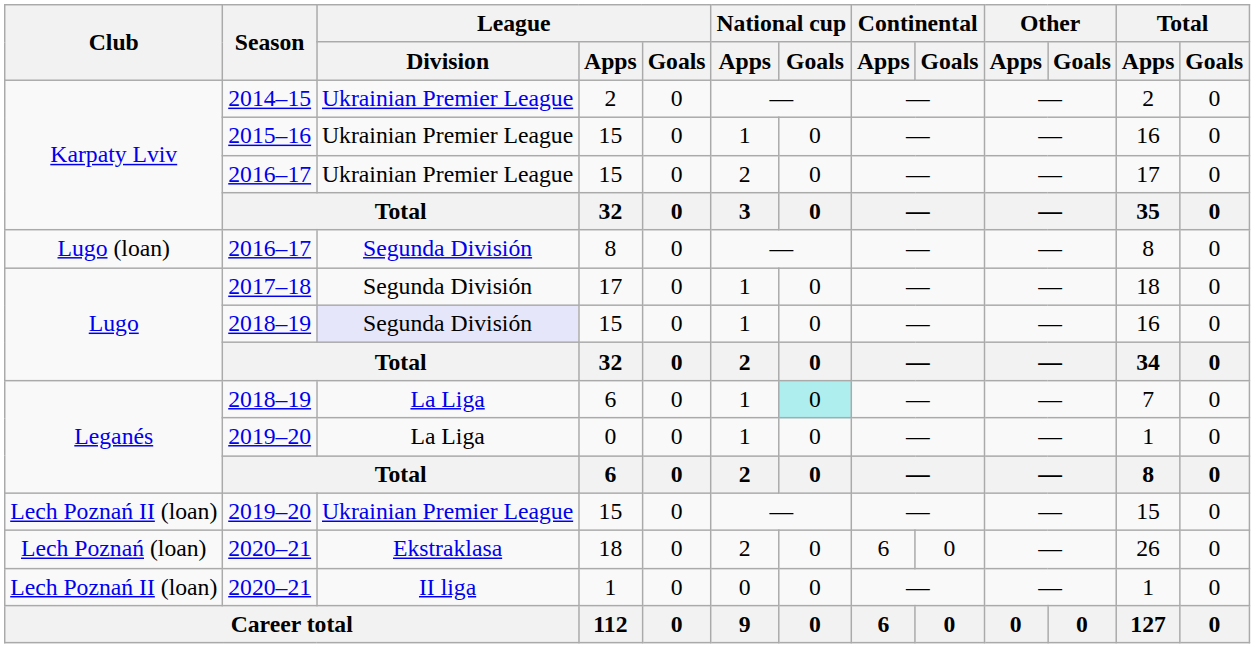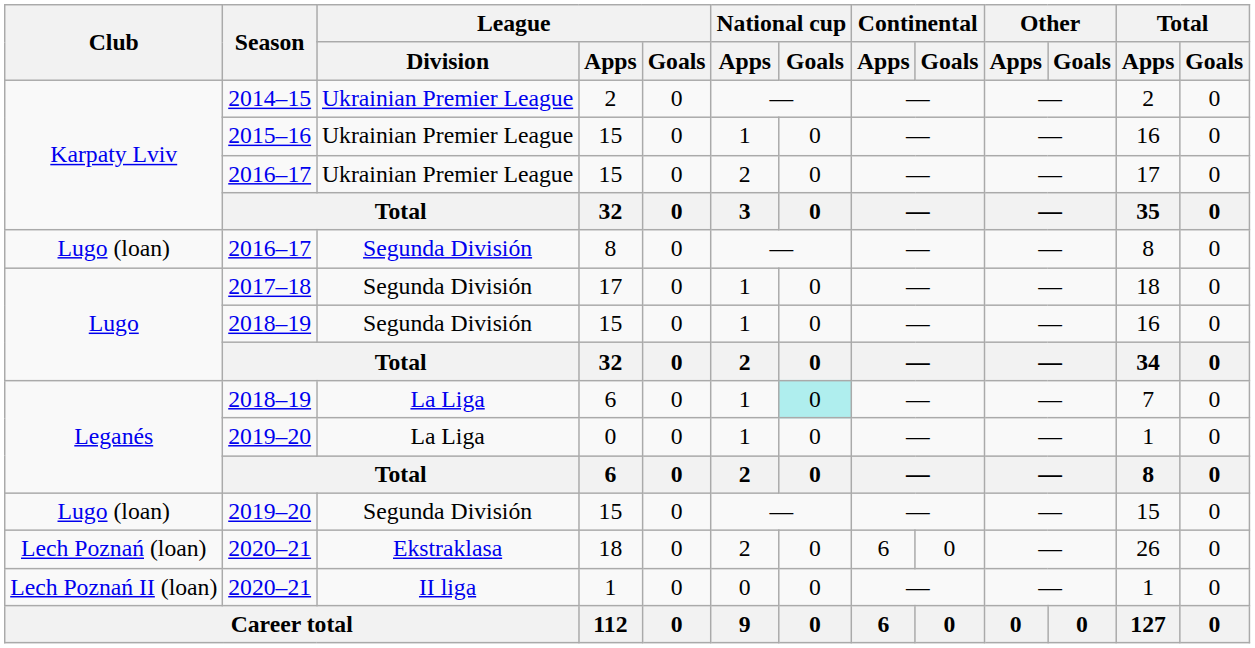(448, 323) lavender background -> (448, 323) no background
(114, 511) Lech Poznań II (loan) -> (114, 511) Lugo (loan)
(448, 511) Ukrainian Premier League -> (448, 511) Segunda División
